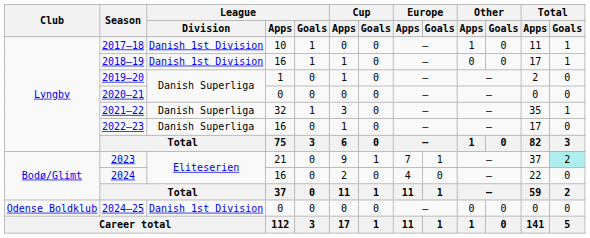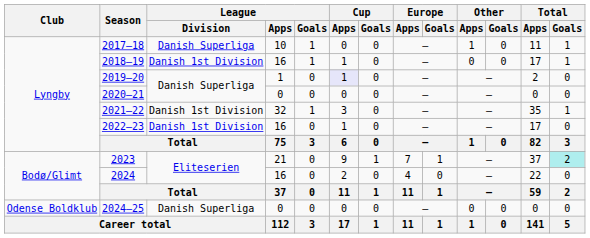(206, 45) Danish 1st Division -> (206, 45) Danish Superliga
(344, 78) no background -> (344, 78) lavender background
(206, 110) Danish Superliga -> (206, 110) Danish 1st Division
(206, 127) Danish Superliga -> (206, 127) Danish 1st Division
(206, 208) Danish 1st Division -> (206, 208) Danish Superliga
